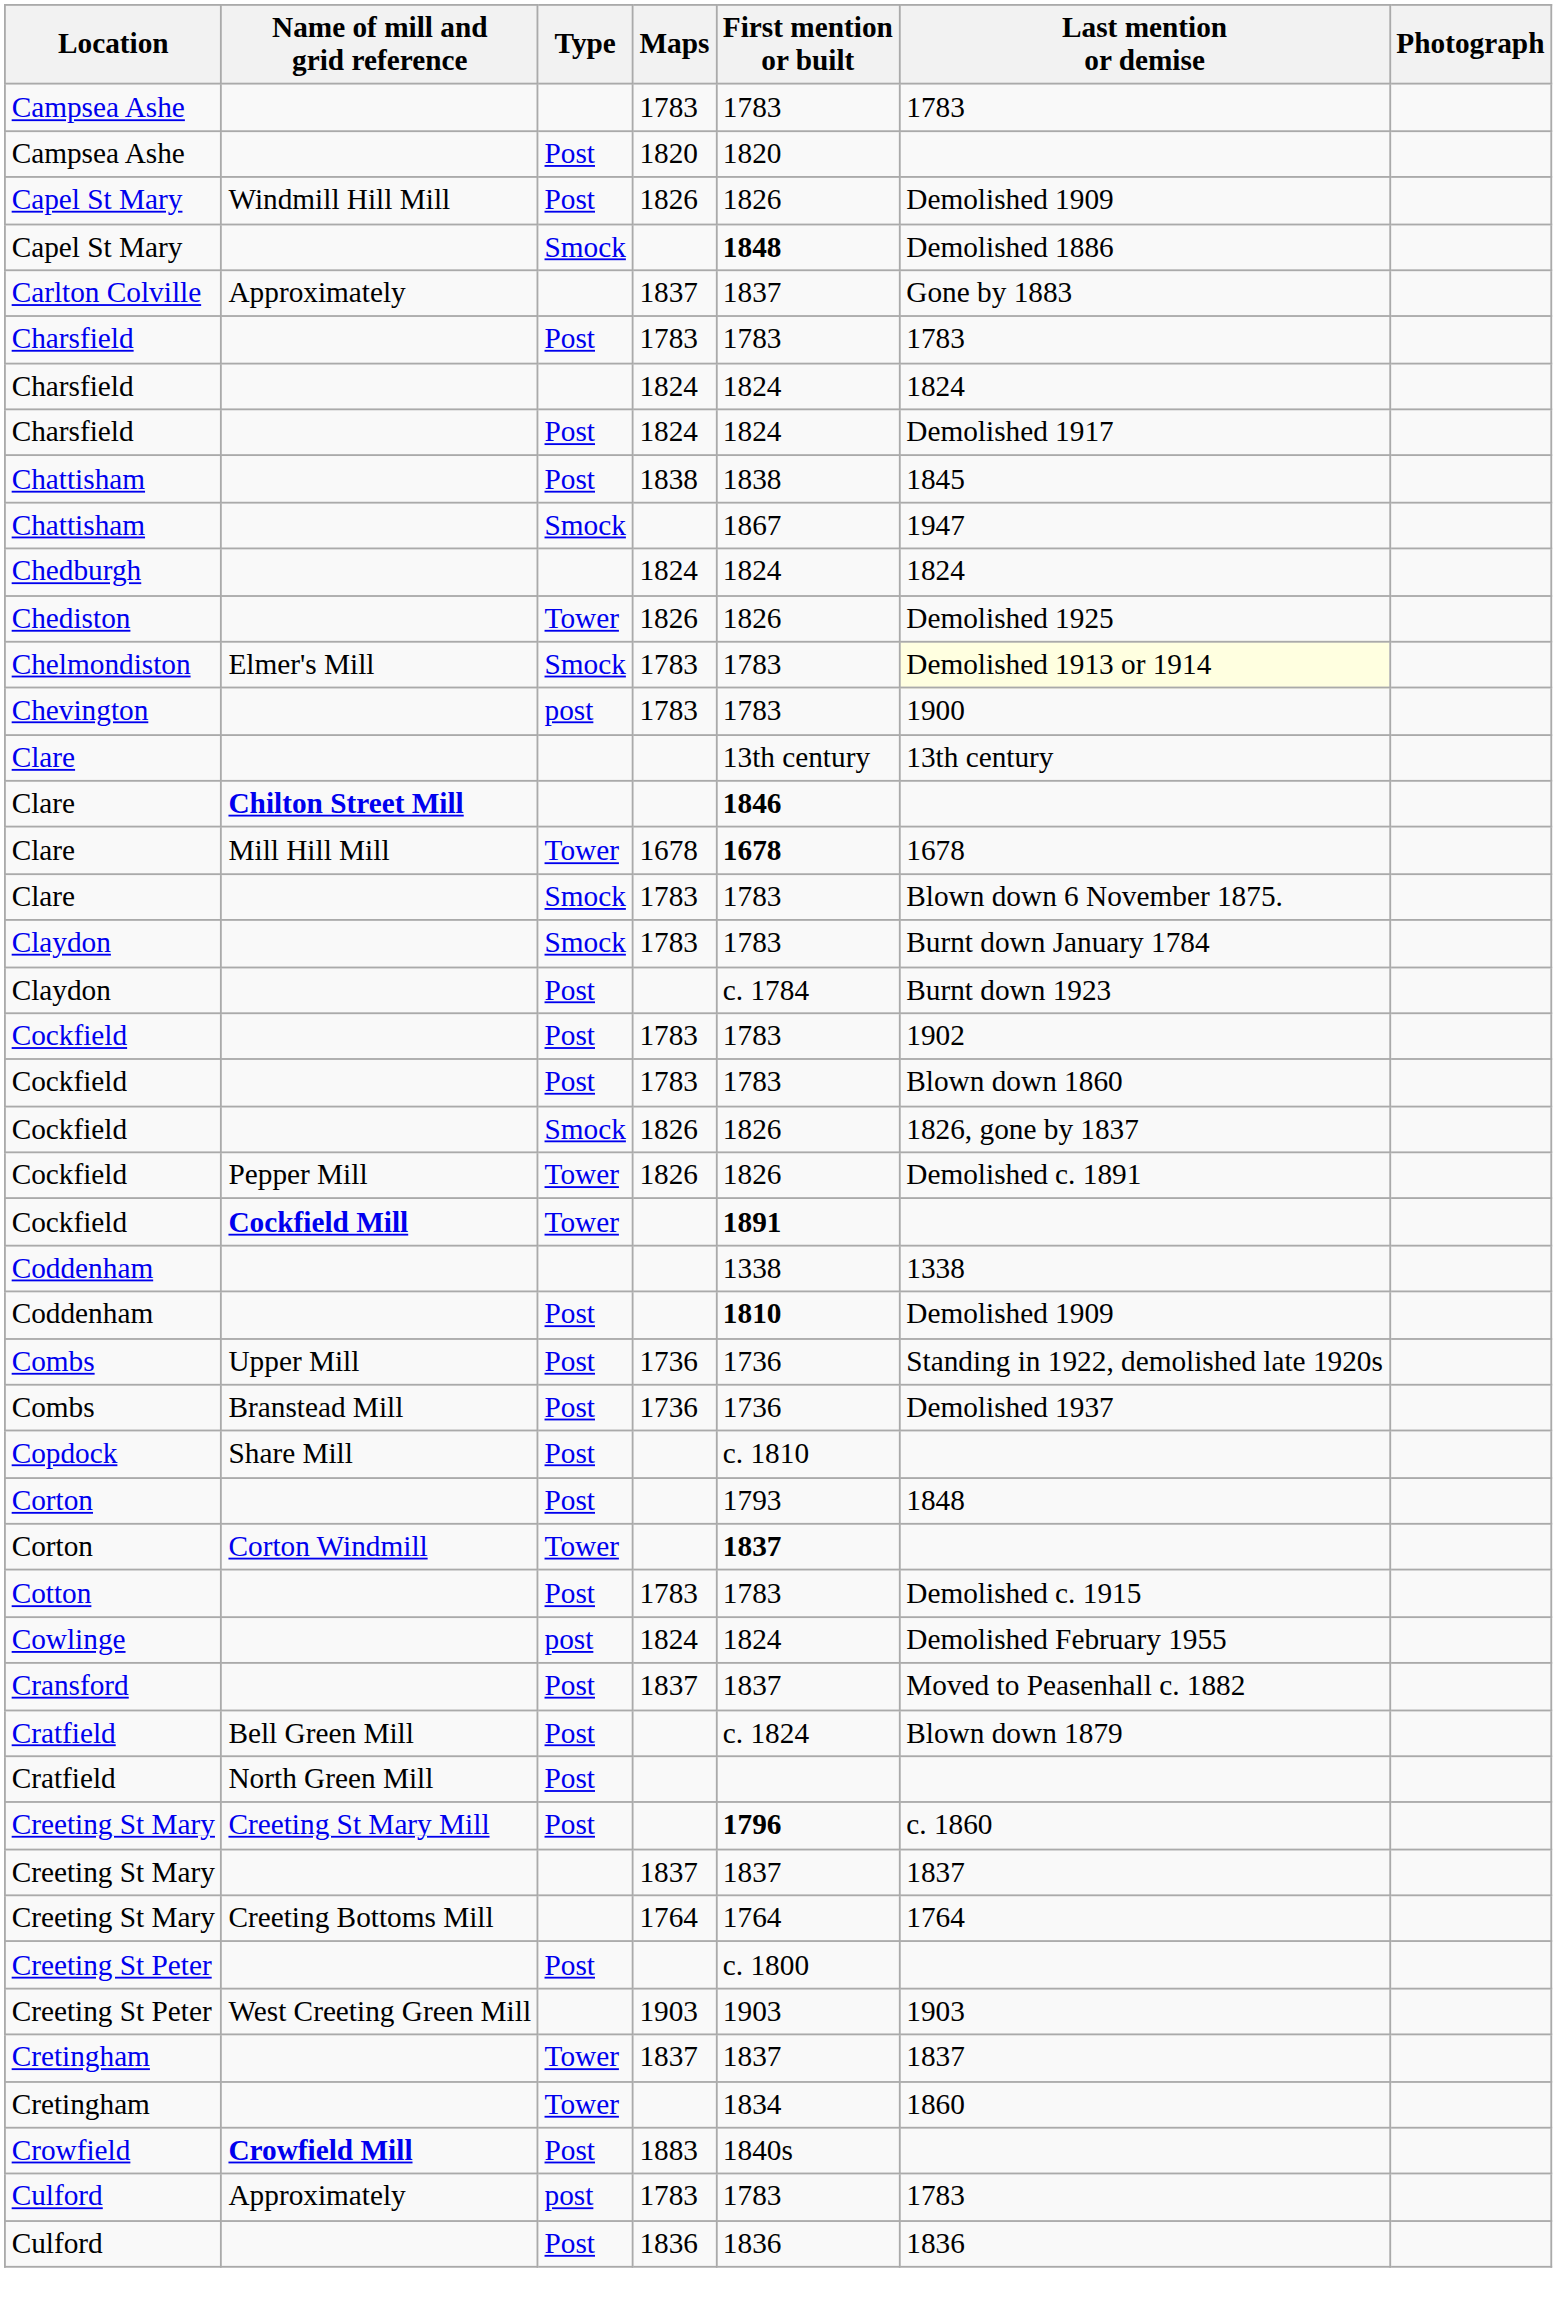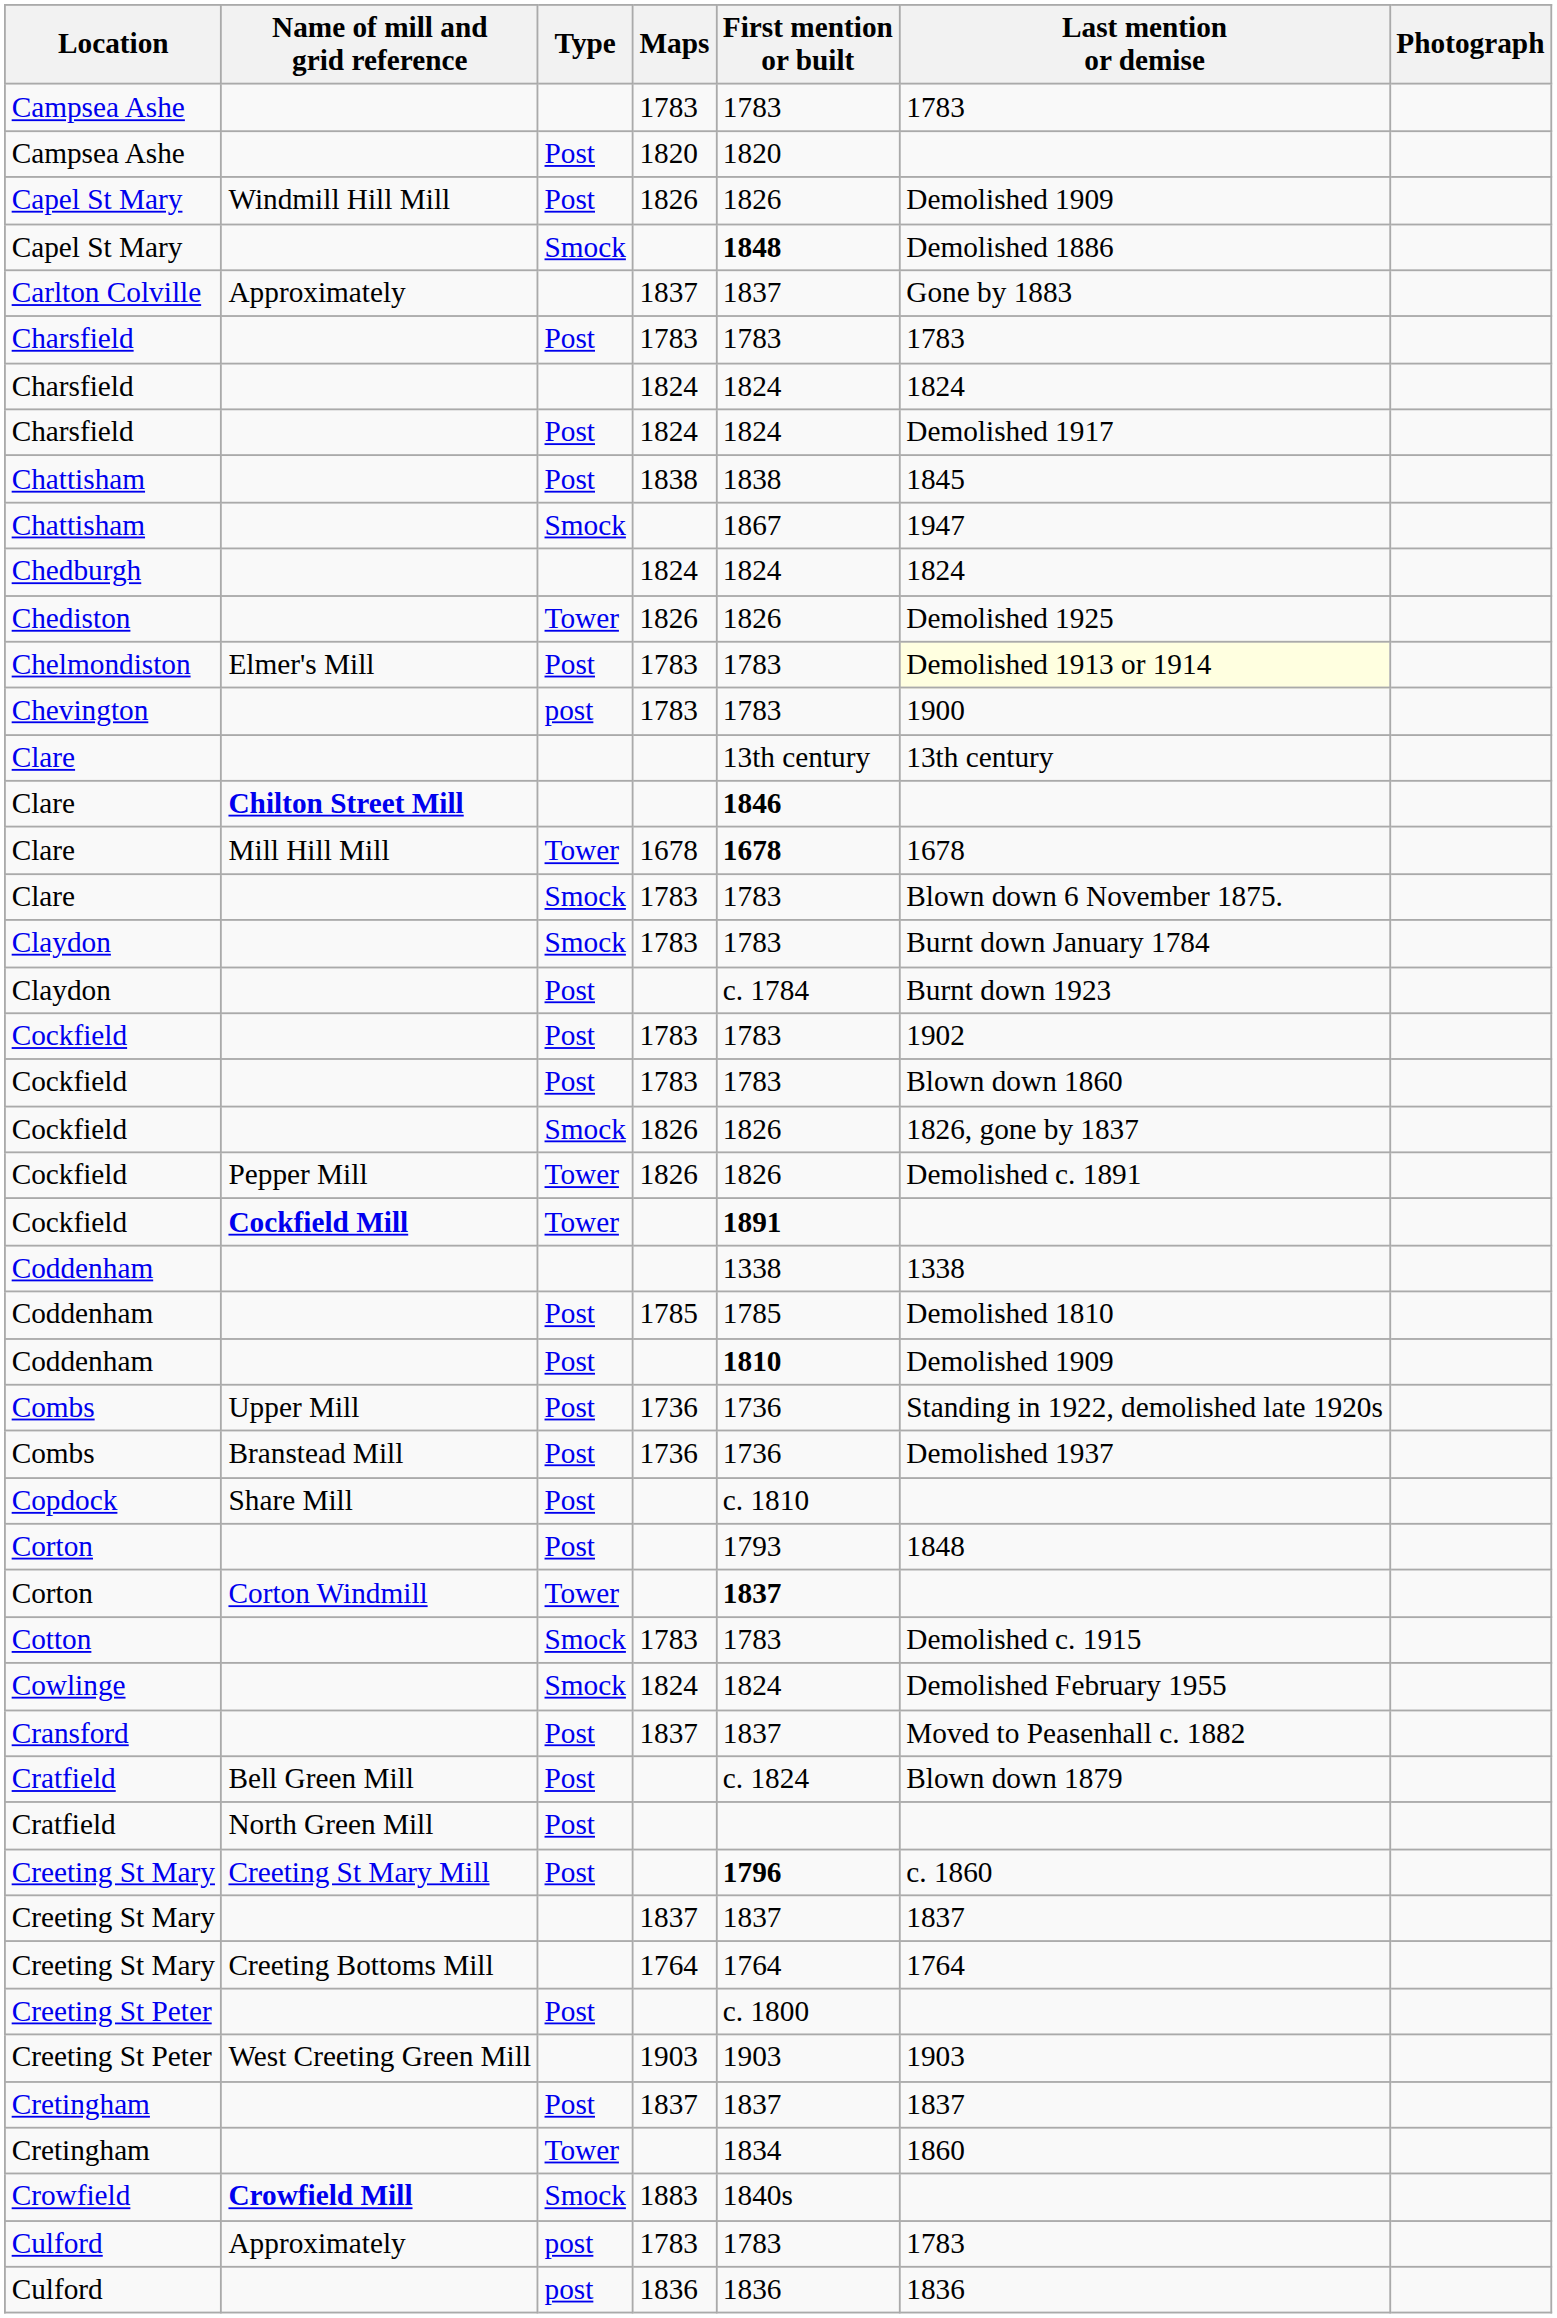(585, 664) Smock -> (570, 664) Post
+ row: (82, 1314)
(570, 1593) Post -> (585, 1639) Smock
(569, 1639) post -> (585, 1685) Smock
(582, 2057) Tower -> (570, 2103) Post
(570, 2150) Post -> (585, 2196) Smock
(570, 2243) Post -> (569, 2289) post
